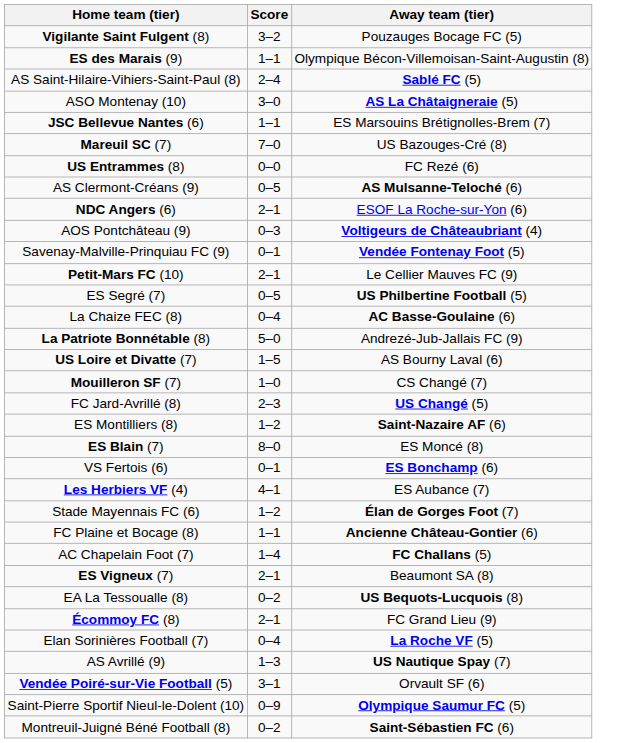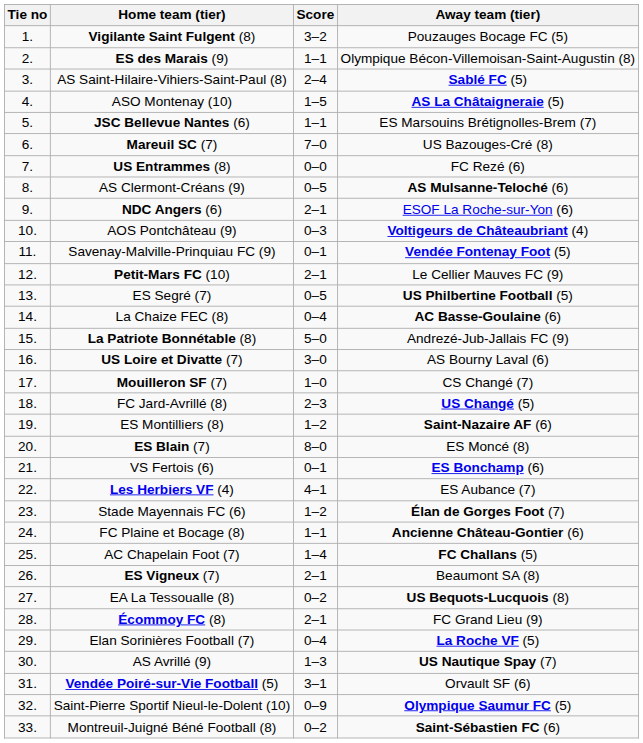+ column: (27, 15)
(269, 101) 3–0 -> (315, 101) 1–5
(269, 360) 1–5 -> (315, 360) 3–0
